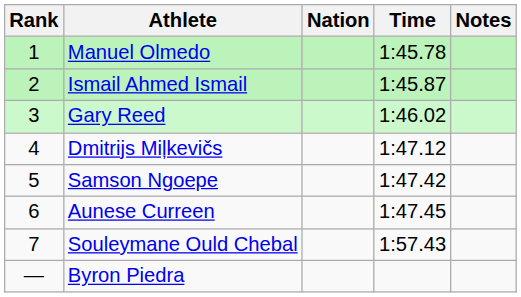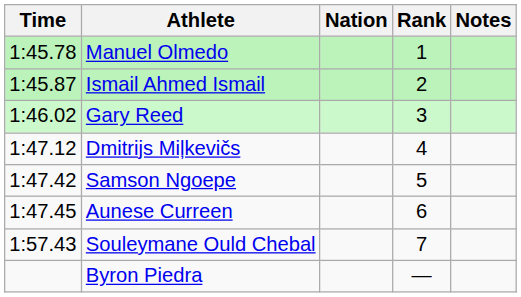columns swapped: (34, 20) <-> (413, 20)
